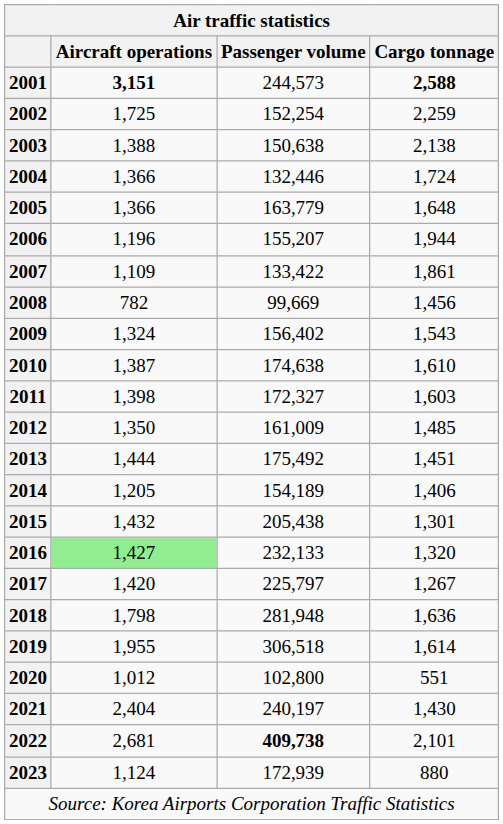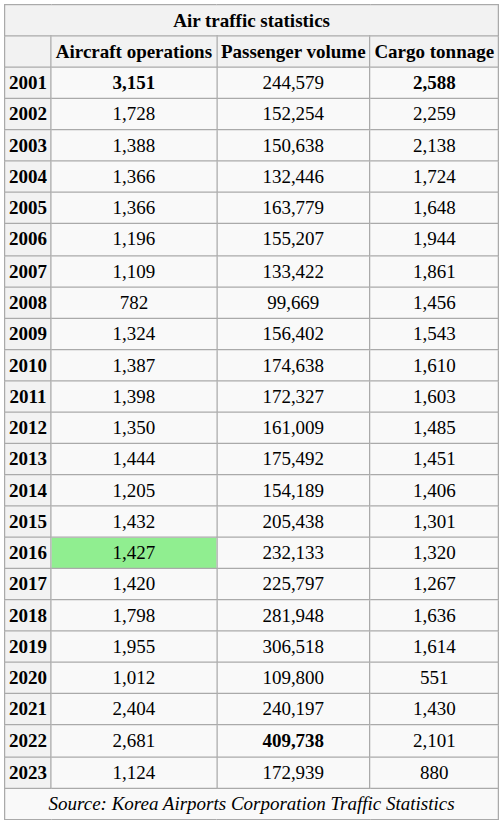(293, 83) 244,573 -> (293, 83) 244,579
(134, 114) 1,725 -> (134, 114) 1,728
(293, 678) 102,800 -> (293, 678) 109,800
